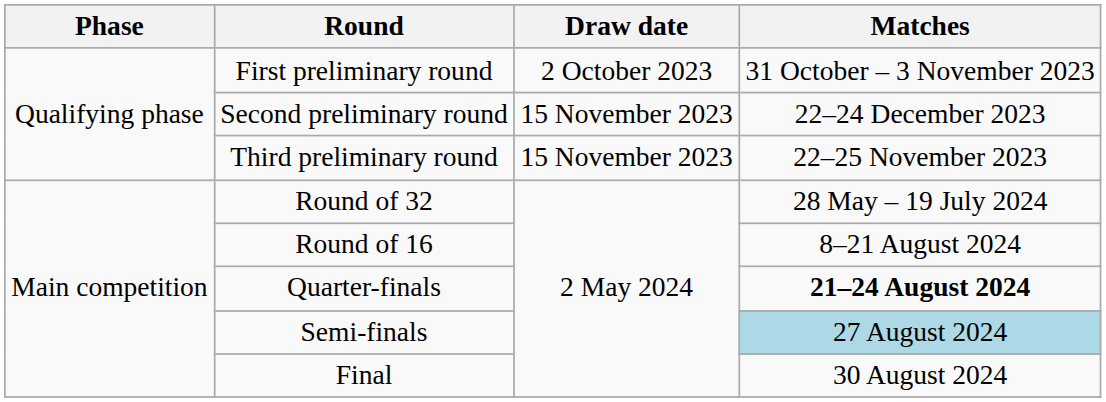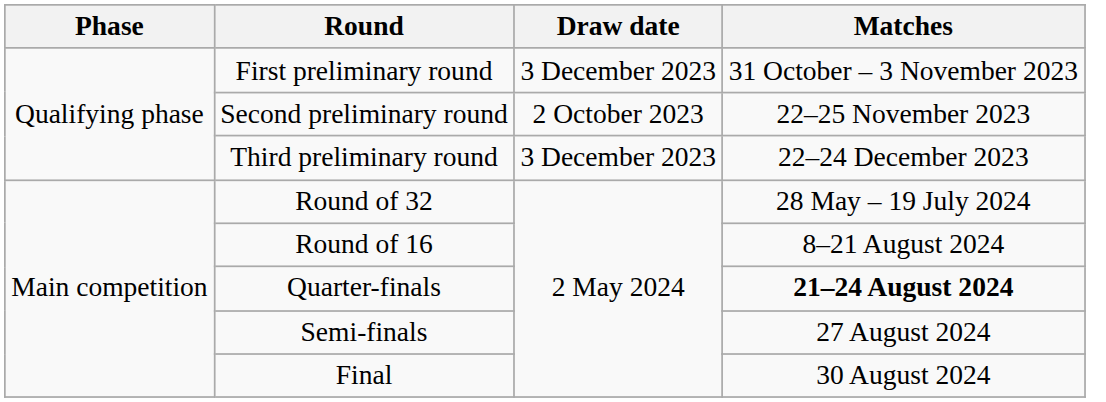(627, 69) 2 October 2023 -> (618, 69) 3 December 2023
(627, 113) 15 November 2023 -> (618, 113) 2 October 2023
(920, 113) 22–24 December 2023 -> (903, 113) 22–25 November 2023
(627, 157) 15 November 2023 -> (618, 157) 3 December 2023
(920, 157) 22–25 November 2023 -> (903, 157) 22–24 December 2023
(920, 331) lightblue background -> (903, 331) no background
